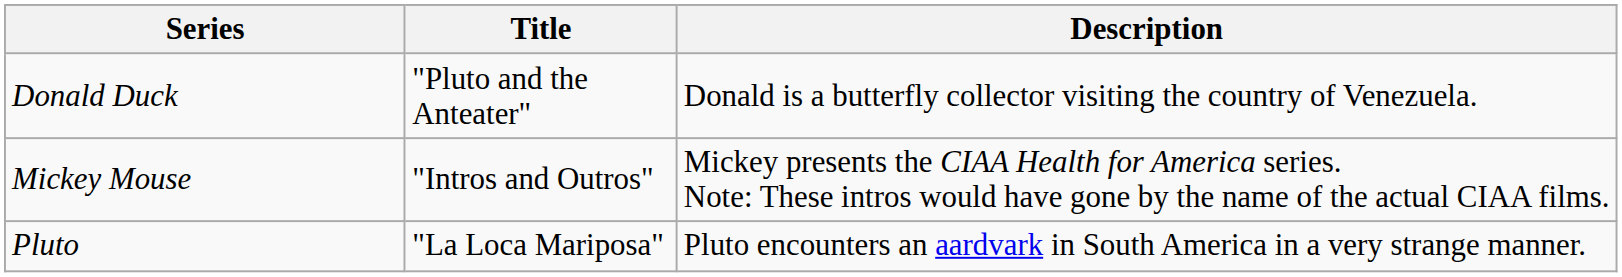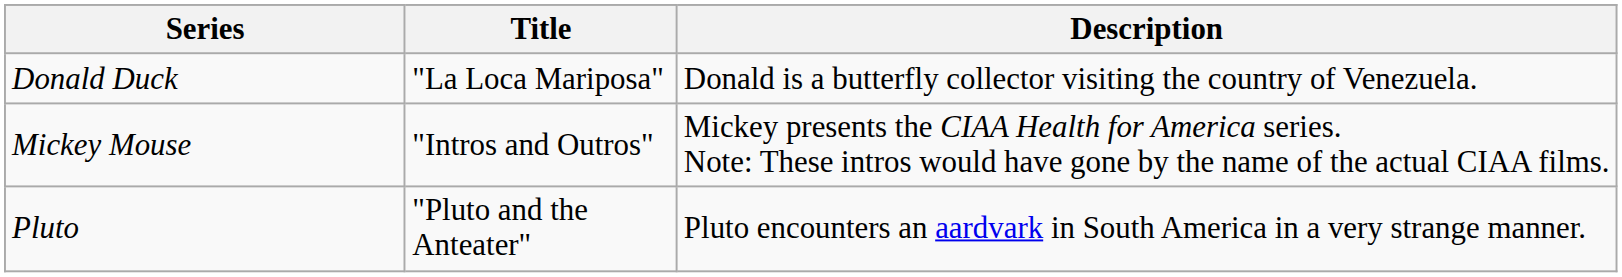(500, 95) "Pluto and the Anteater" -> (538, 77) "La Loca Mariposa"
(538, 245) "La Loca Mariposa" -> (500, 228) "Pluto and the Anteater"
